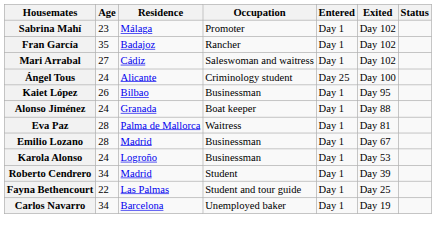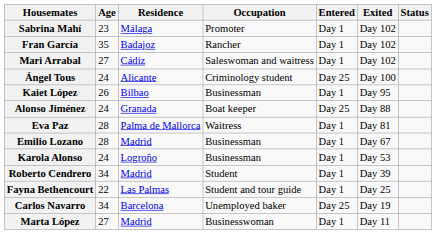(331, 109) Day 1 -> (334, 109) Day 25
(331, 205) Day 1 -> (334, 205) Day 25
+ row: (50, 222)
